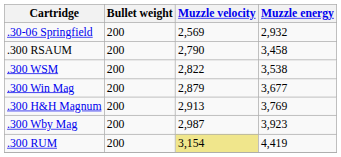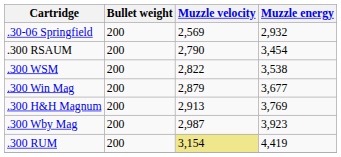(274, 50) 3,458 -> (274, 50) 3,454
